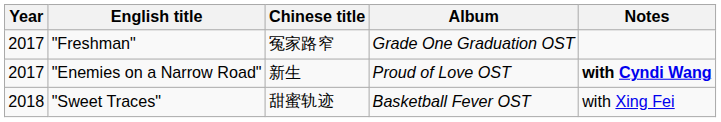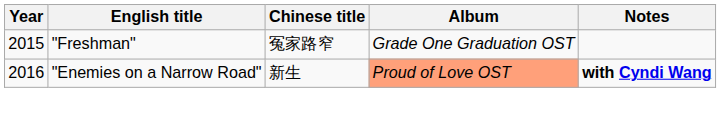(26, 44) 2017 -> (26, 44) 2015
(26, 73) 2017 -> (26, 73) 2016
(442, 73) no background -> (442, 73) lightsalmon background
- row: (106, 101)
